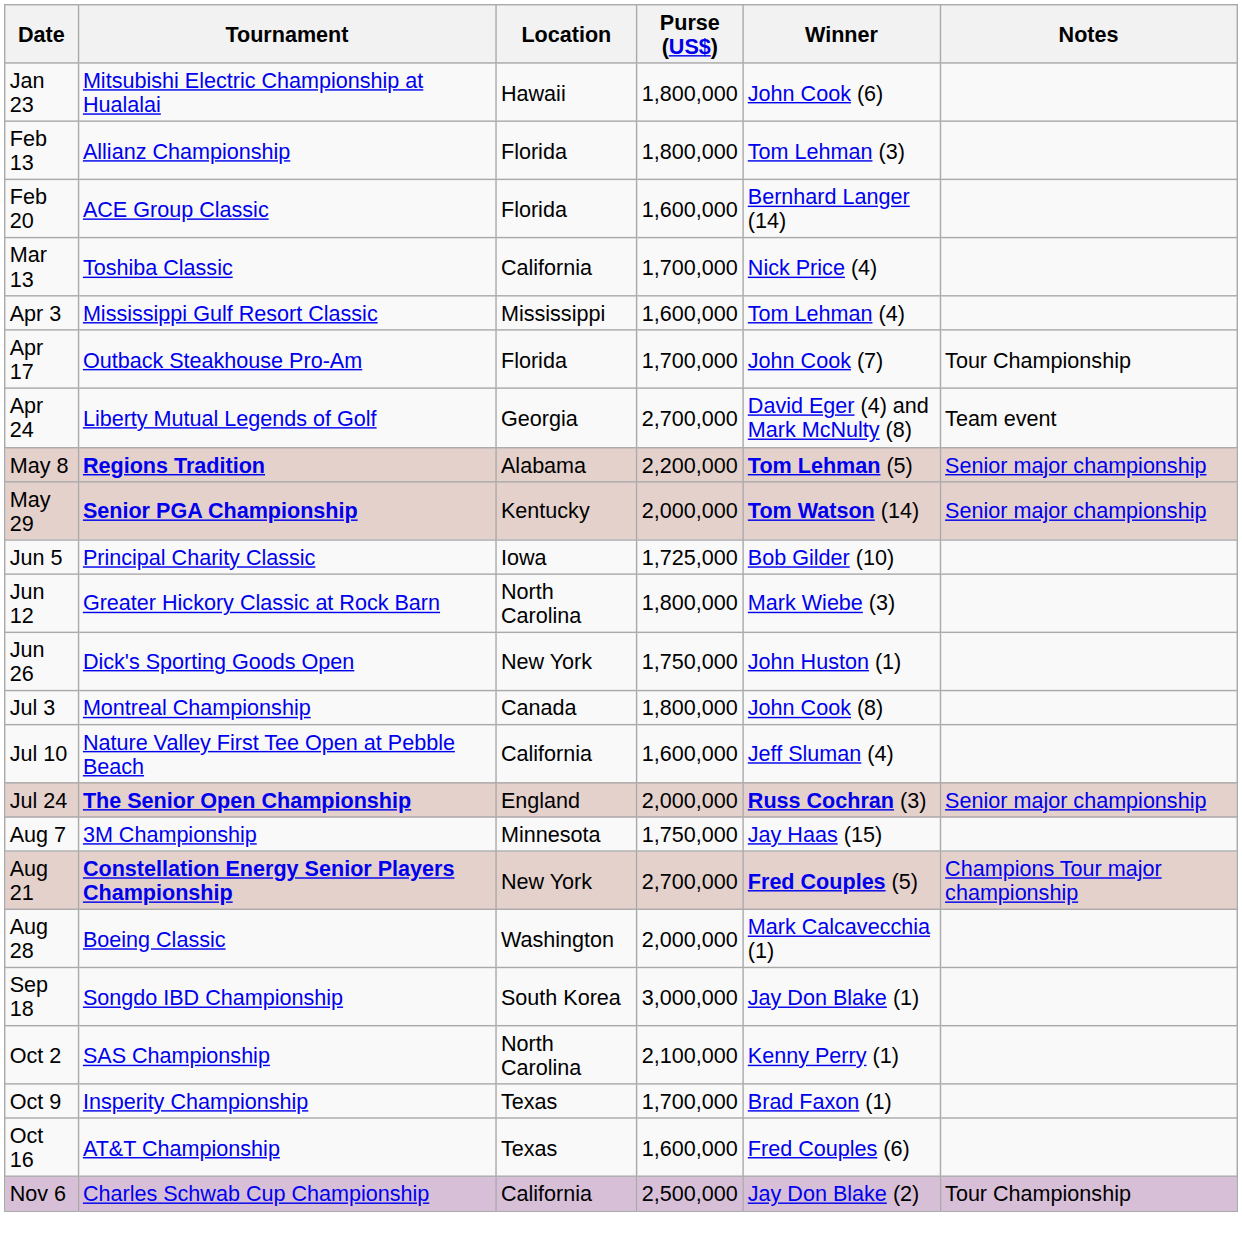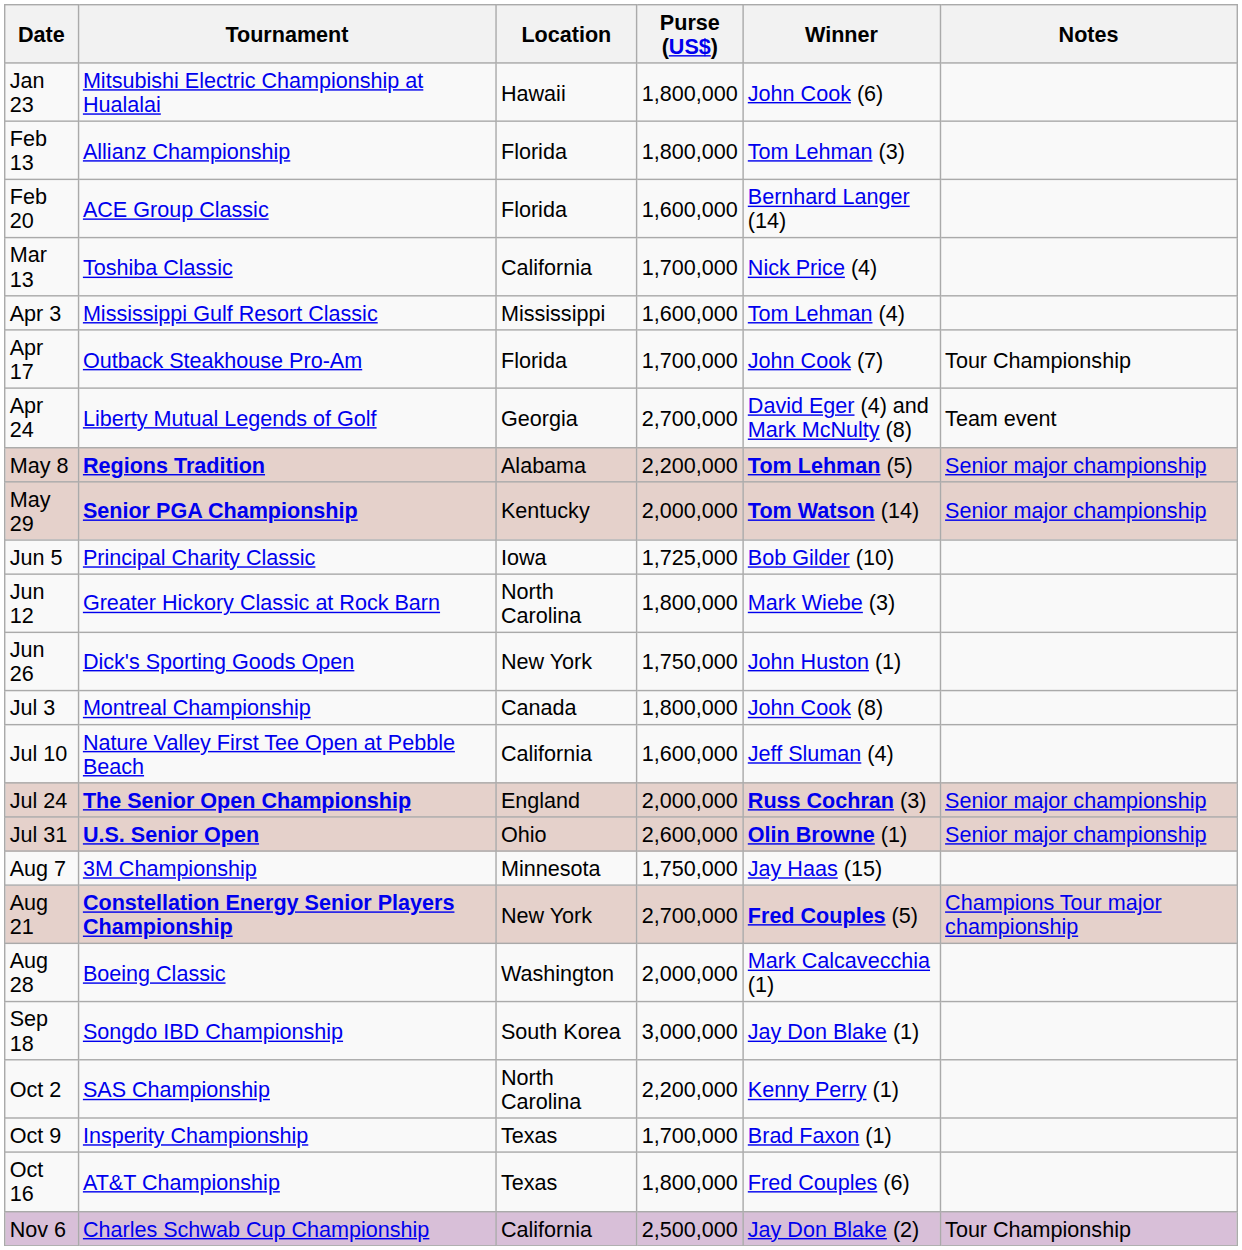+ row: (39, 834)
(690, 1055) 2,100,000 -> (690, 1090) 2,200,000
(690, 1148) 1,600,000 -> (690, 1182) 1,800,000
